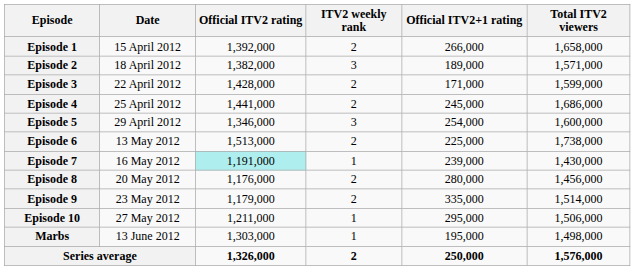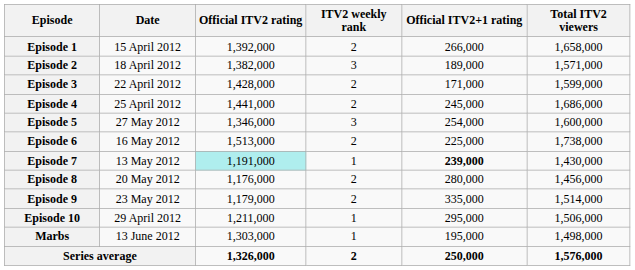(148, 122) 29 April 2012 -> (148, 122) 27 May 2012
(148, 141) 13 May 2012 -> (148, 141) 16 May 2012
(148, 160) 16 May 2012 -> (148, 160) 13 May 2012
(464, 160) normal -> (464, 160) bold
(148, 217) 27 May 2012 -> (148, 217) 29 April 2012
